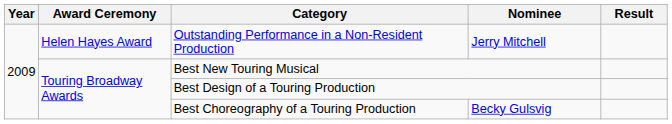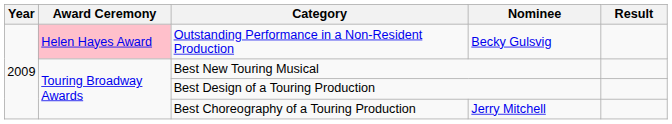(97, 41) no background -> (97, 41) pink background
(509, 41) Jerry Mitchell -> (511, 41) Becky Gulsvig
(511, 108) Becky Gulsvig -> (509, 108) Jerry Mitchell
